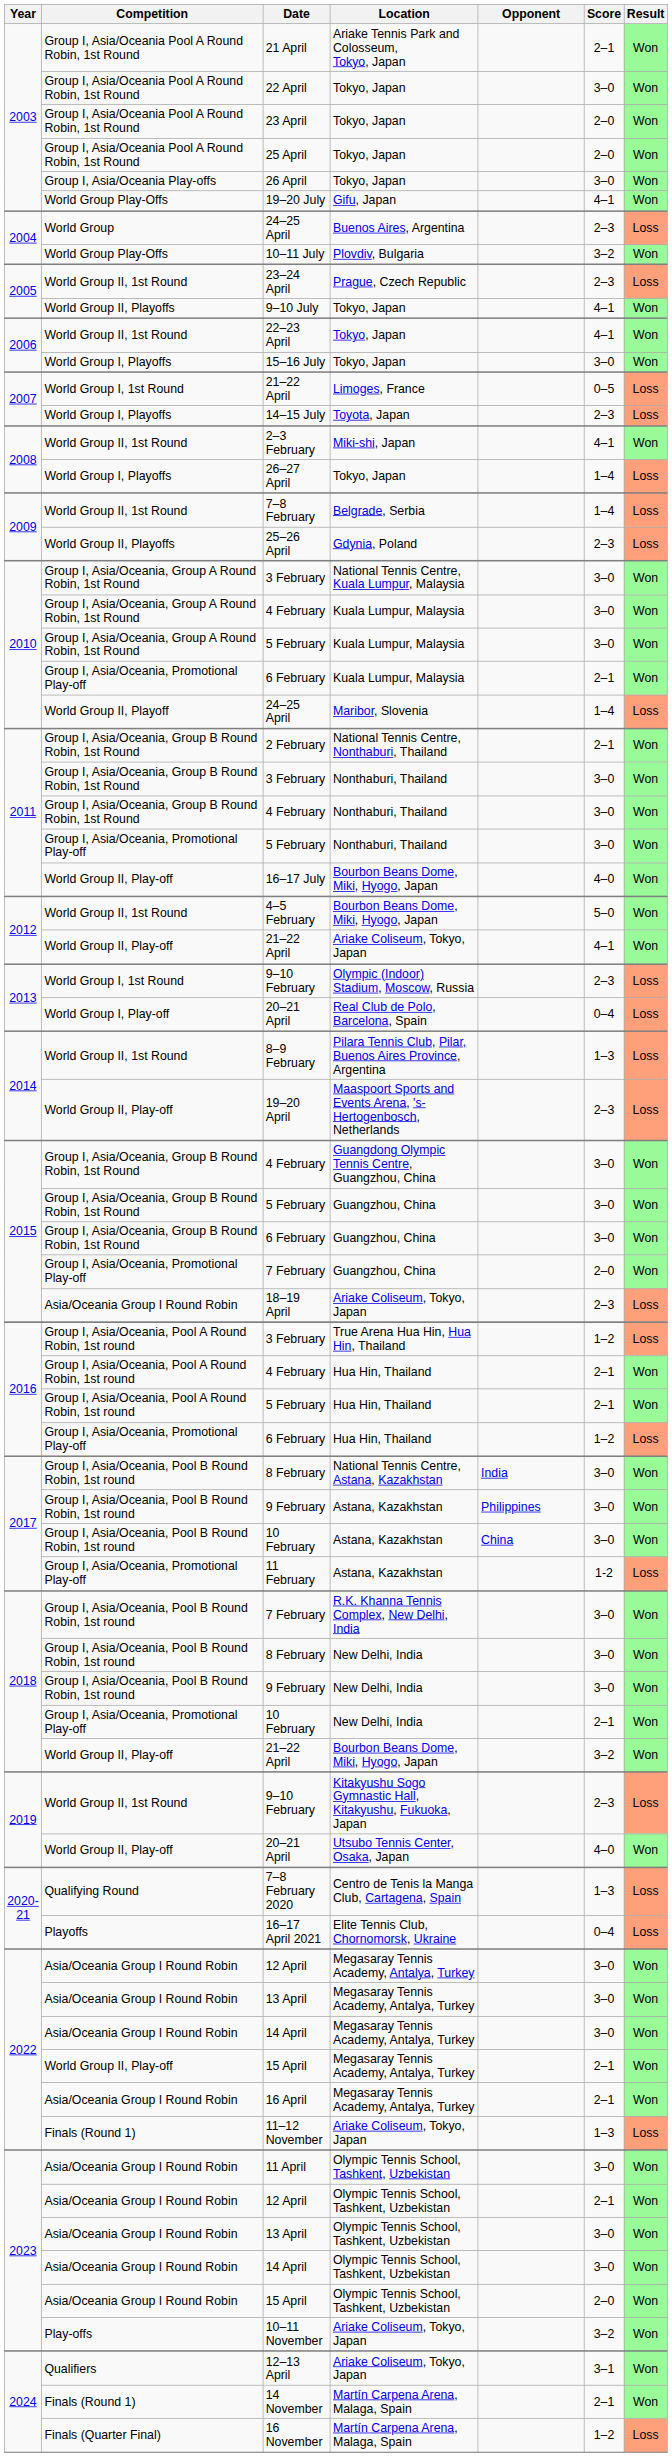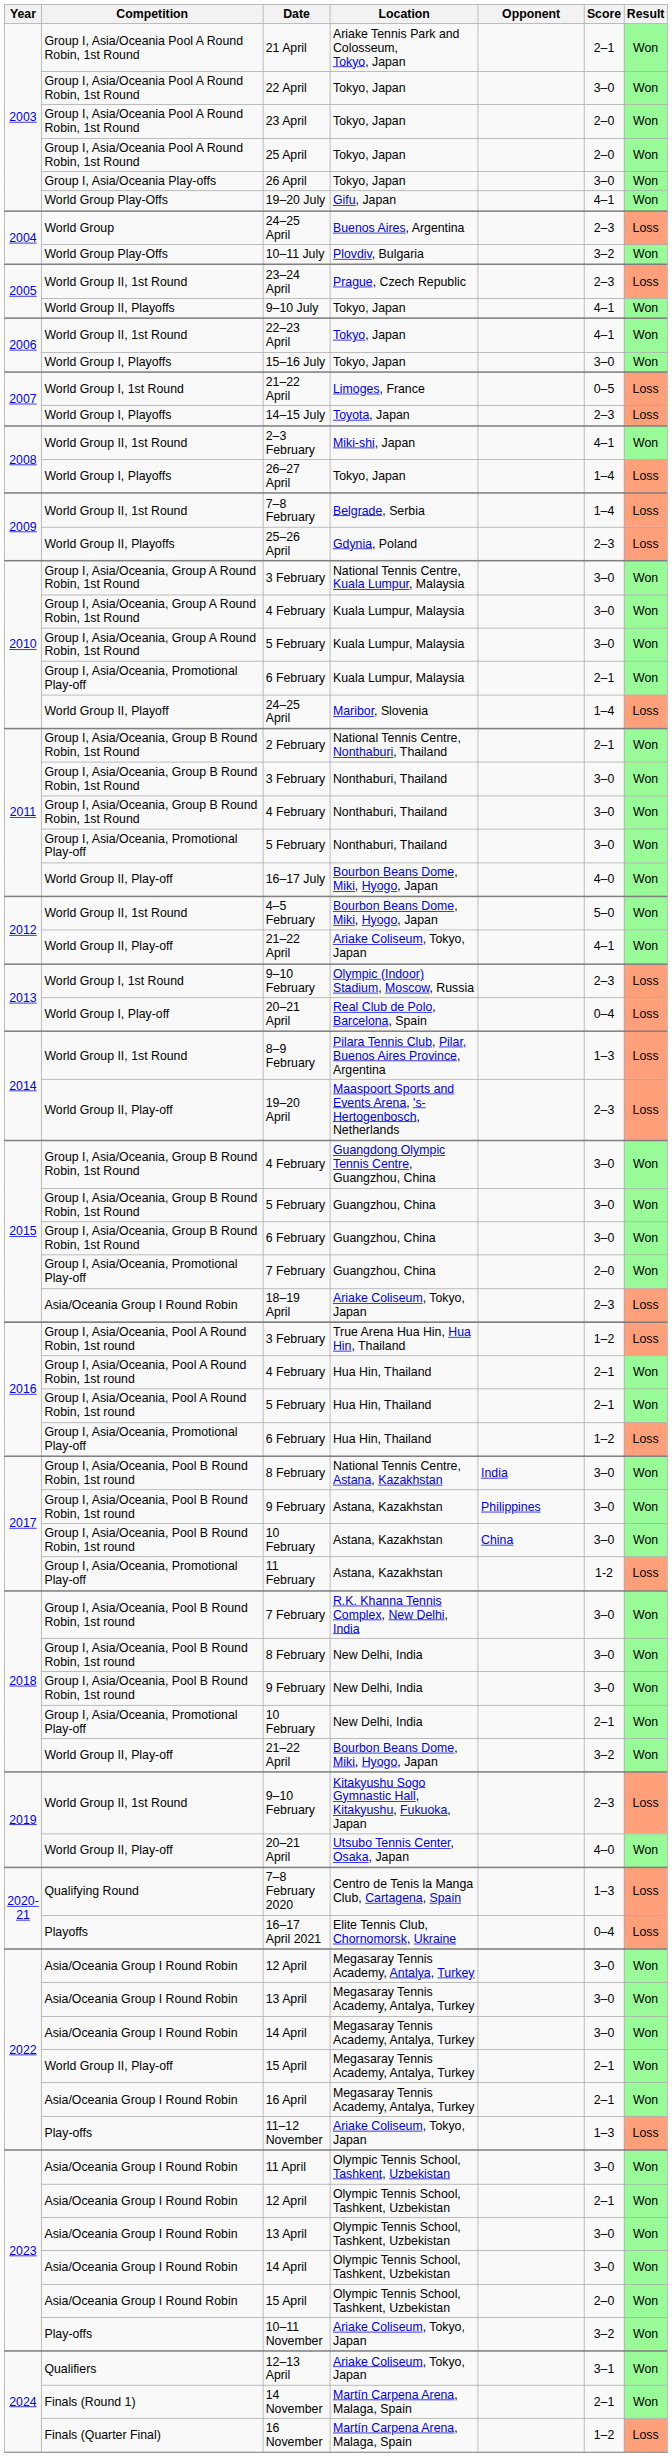(90, 2133) Finals (Round 1) -> (68, 2133) Play-offs
